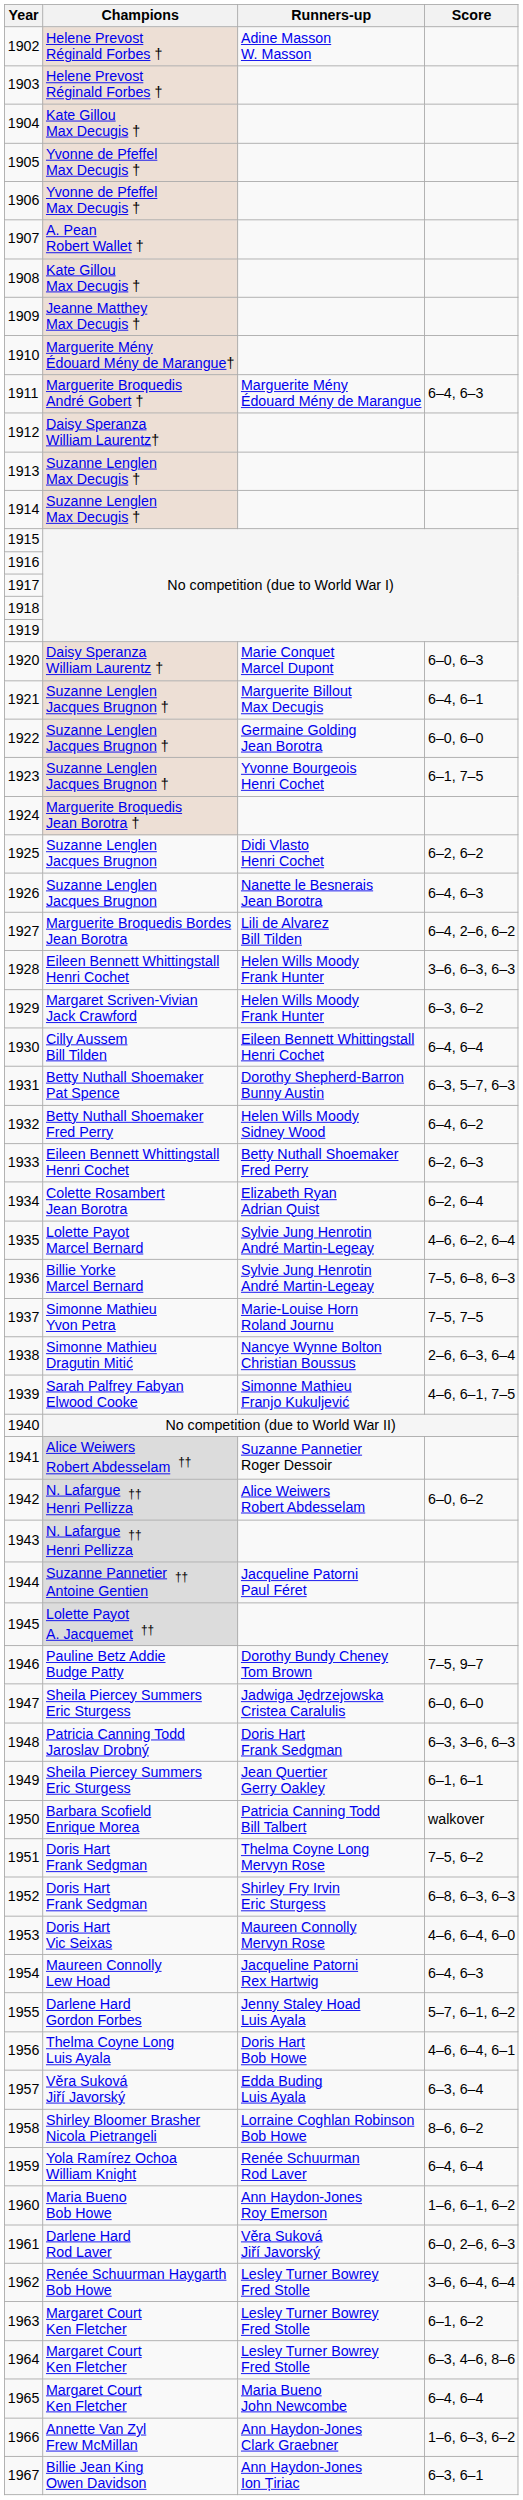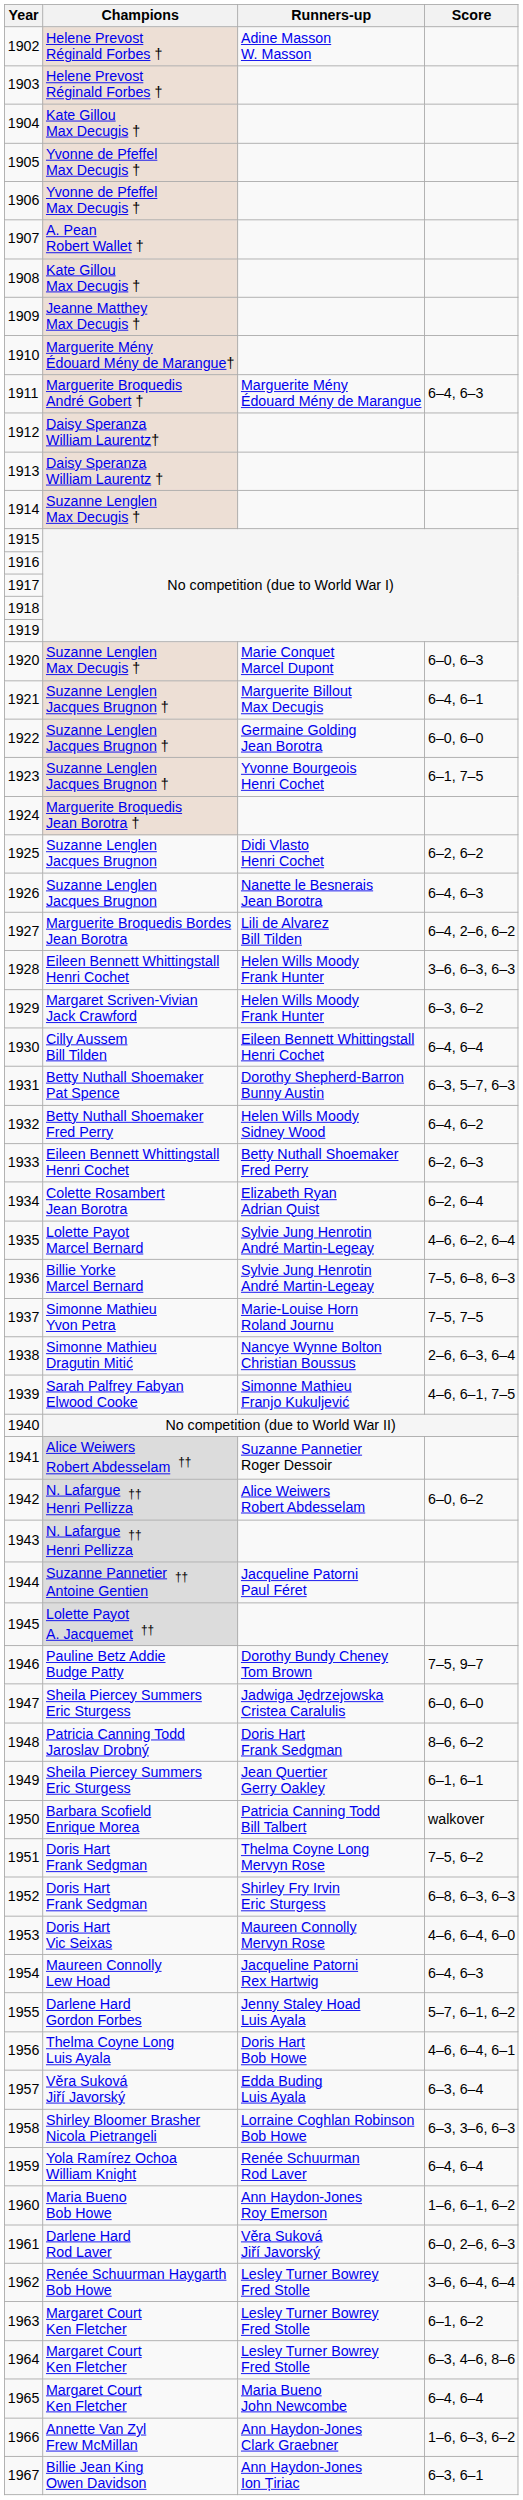(101, 471) Suzanne Lenglen Max Decugis † -> (105, 471) Daisy Speranza William Laurentz †
(105, 661) Daisy Speranza William Laurentz † -> (101, 661) Suzanne Lenglen Max Decugis †
(472, 1742) 6–3, 3–6, 6–3 -> (456, 1742) 8–6, 6–2
(456, 2128) 8–6, 6–2 -> (472, 2128) 6–3, 3–6, 6–3
